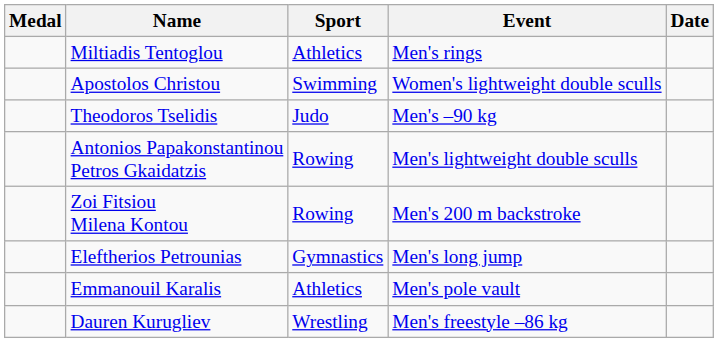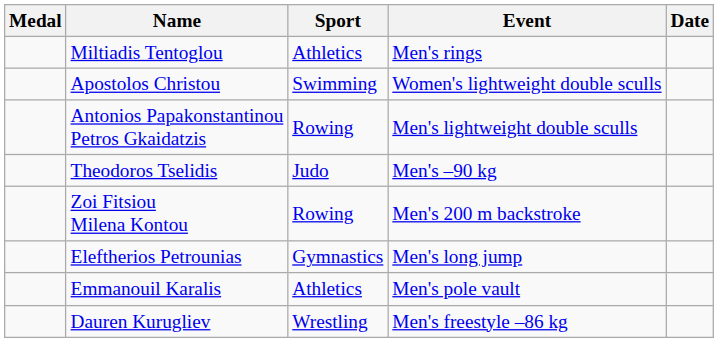rows swapped: (144, 116) <-> (177, 159)
